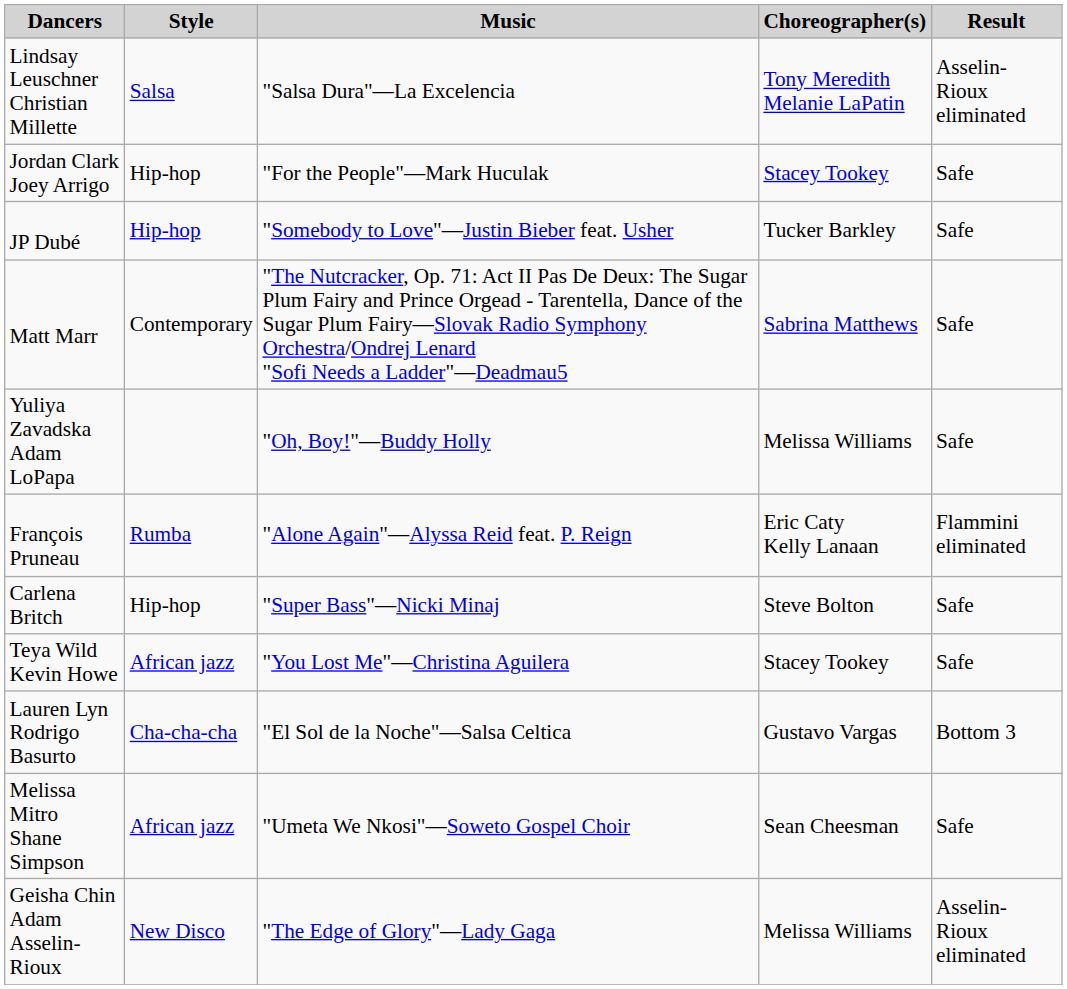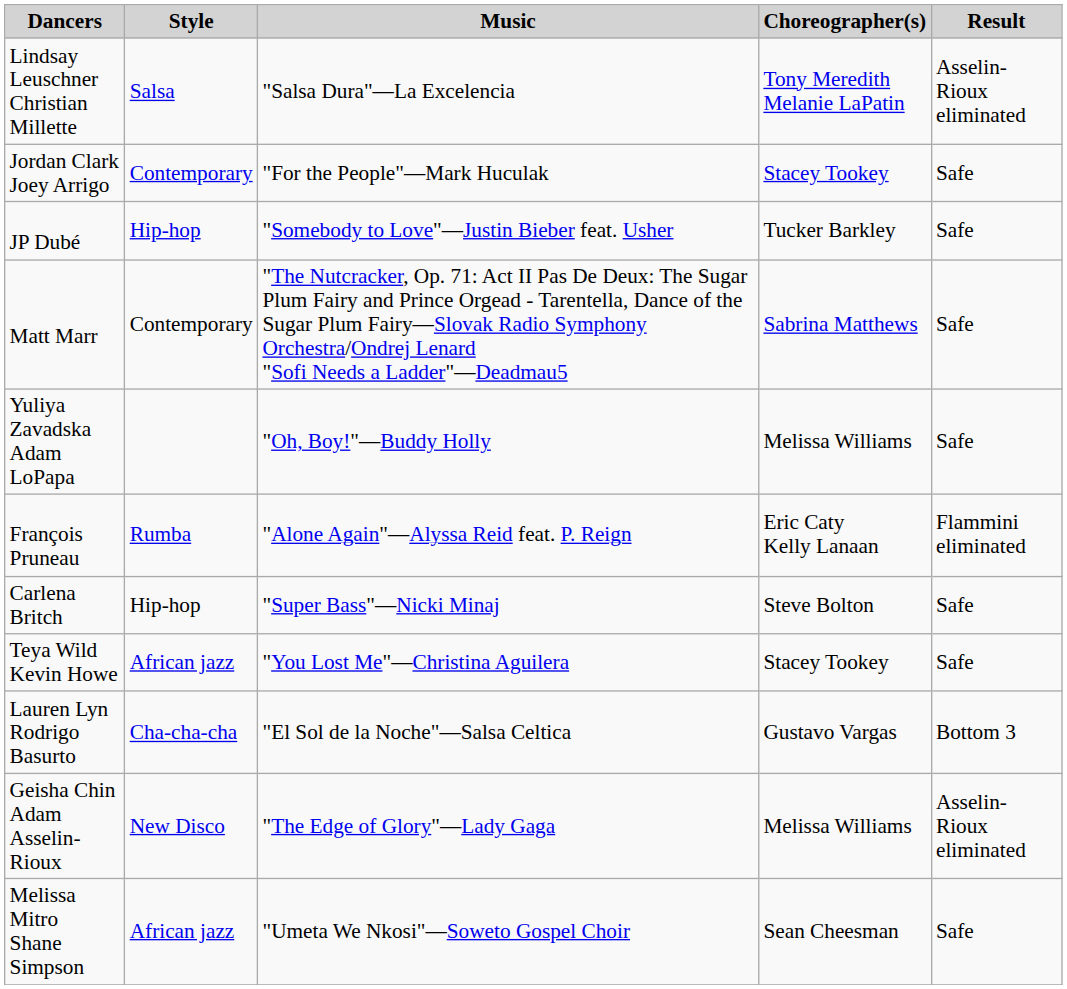(165, 172) Hip-hop -> (191, 172) Contemporary
rows swapped: (62, 931) <-> (47, 825)
